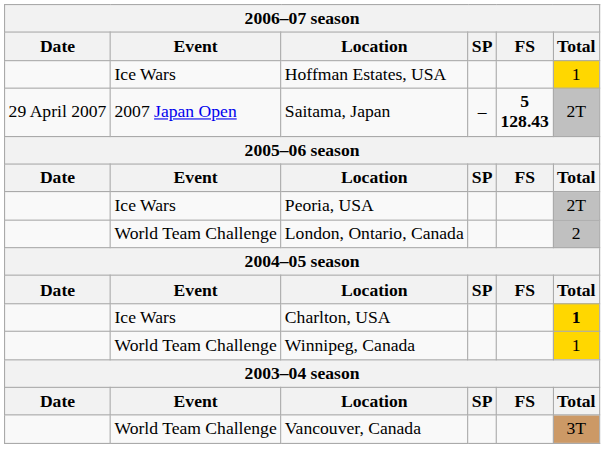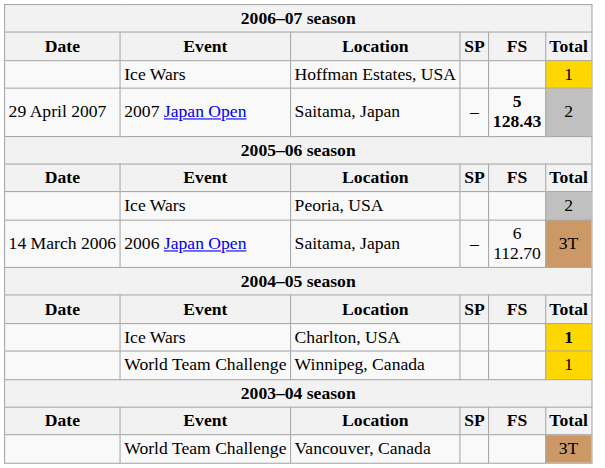(576, 112) 2T -> (569, 112) 2
(576, 205) 2T -> (569, 205) 2
- row: (196, 233)
+ row: (185, 243)
